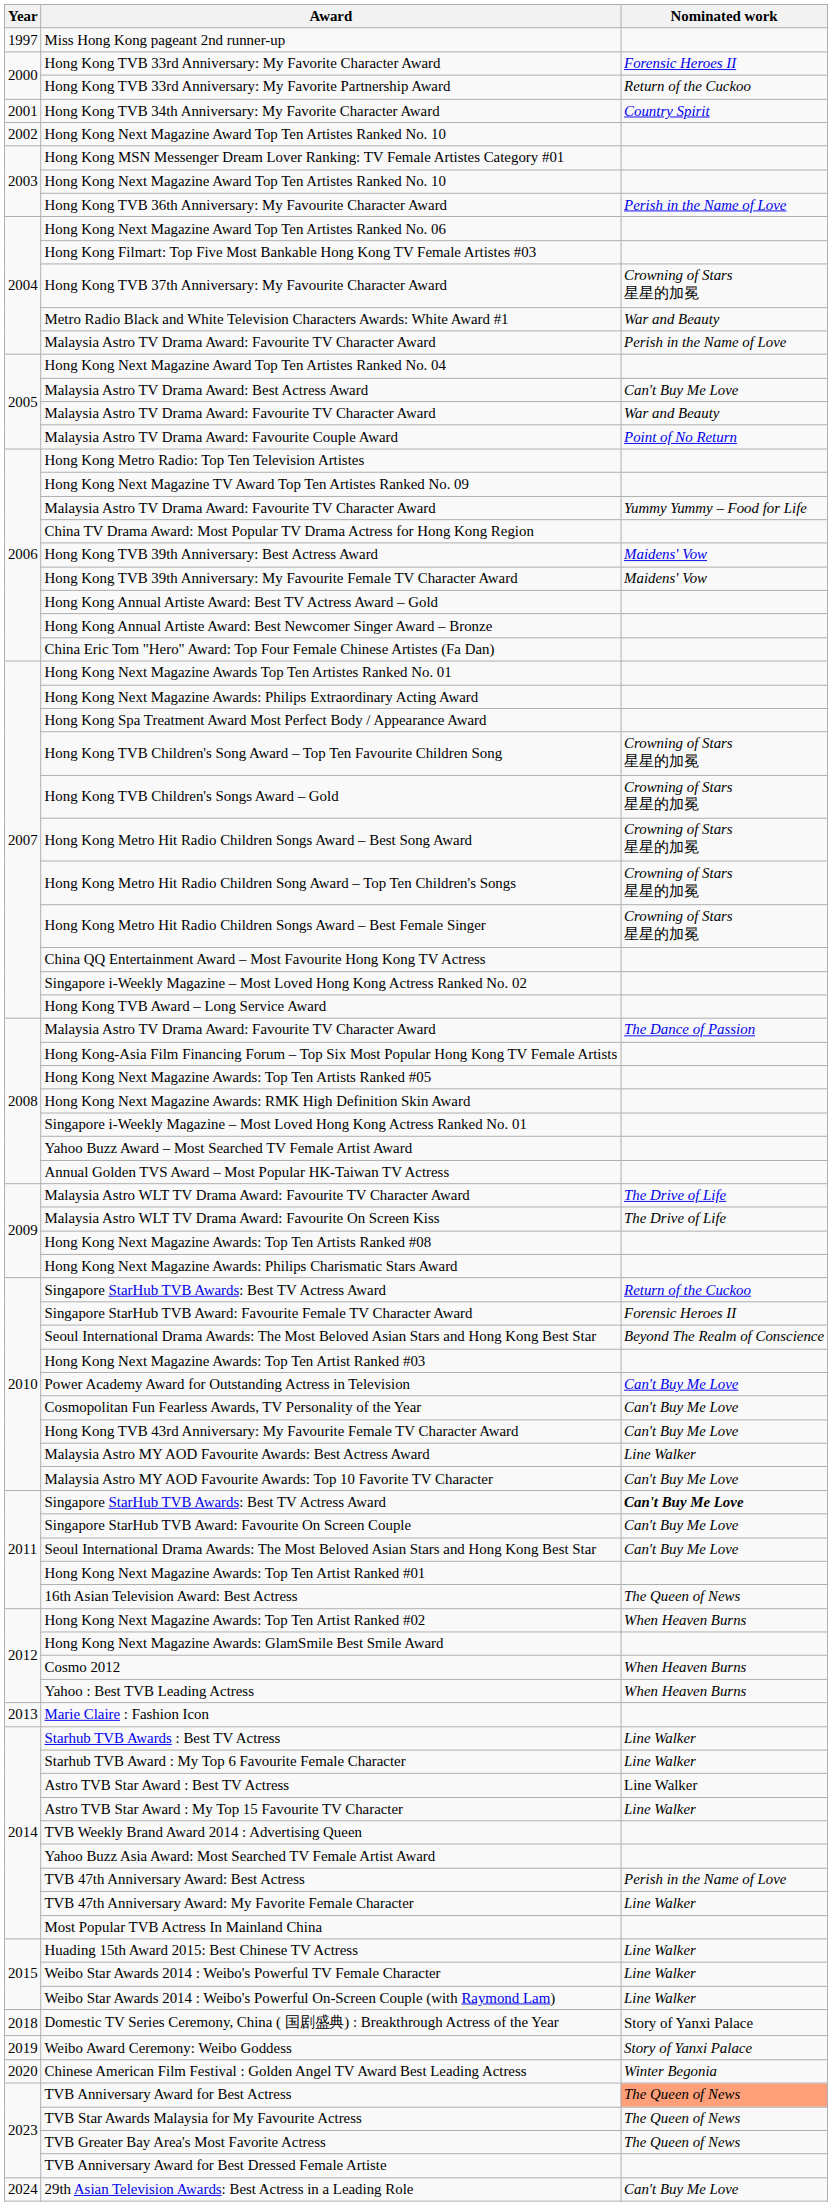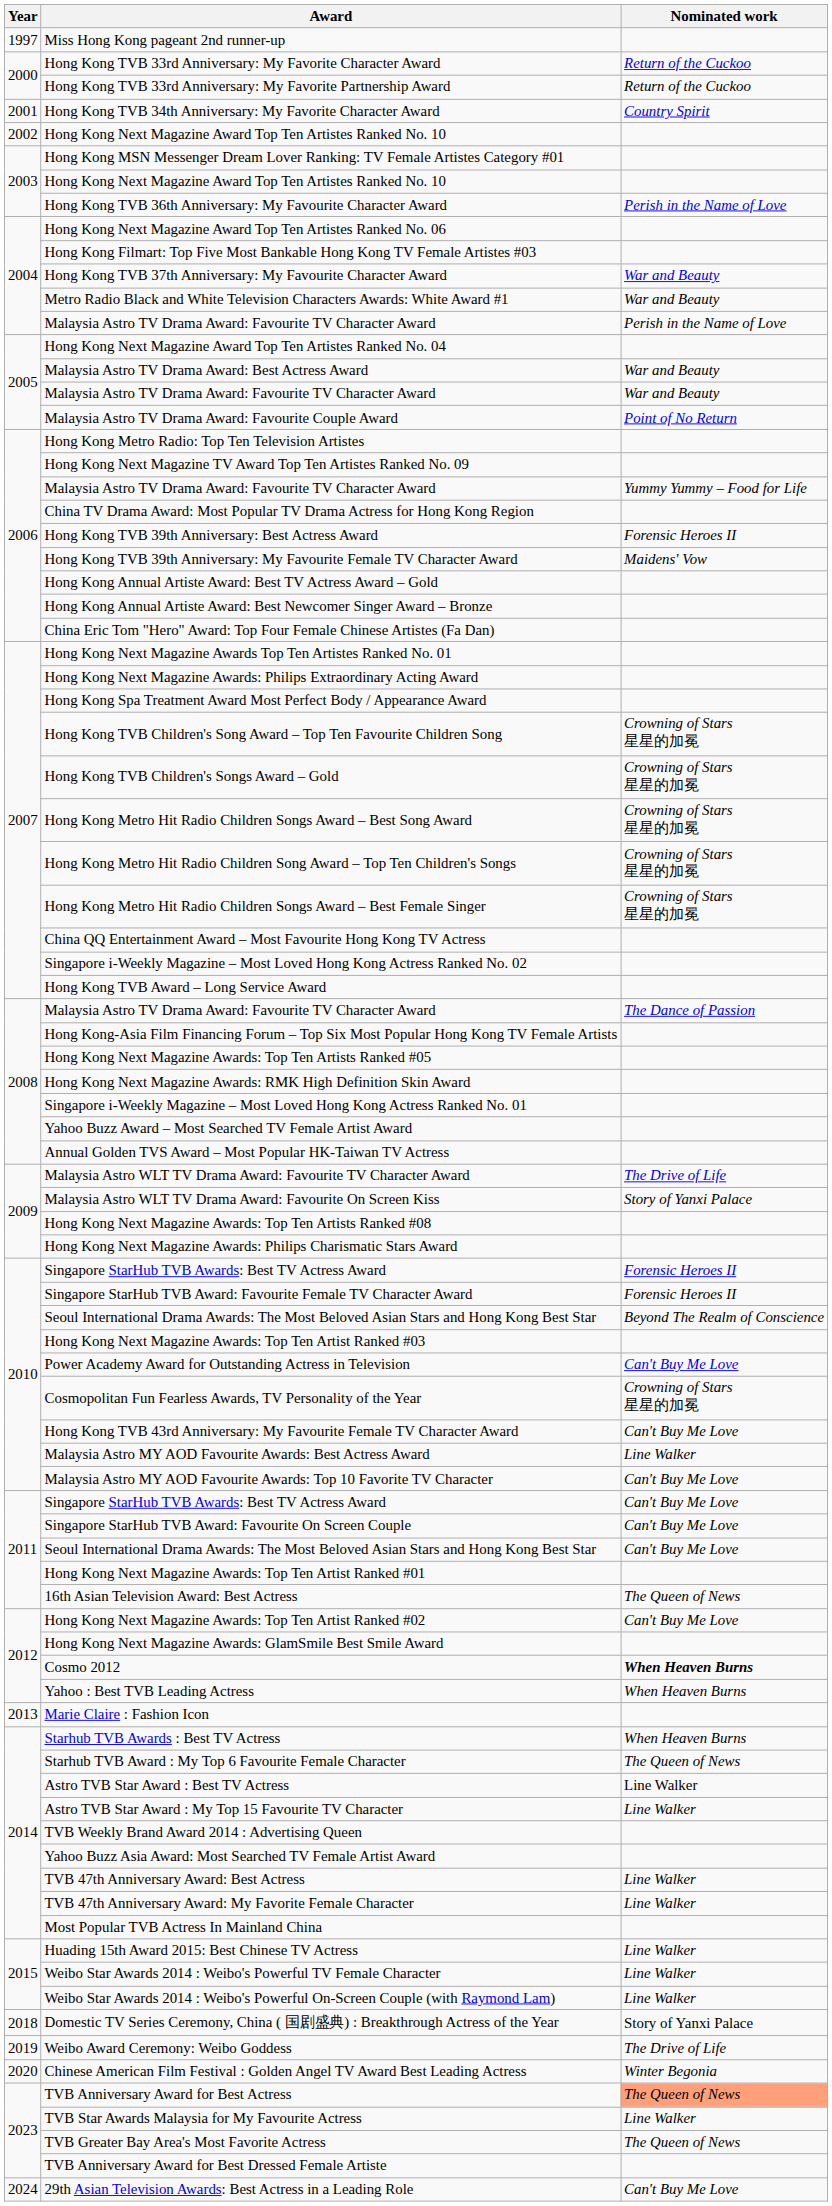(680, 63) Forensic Heroes II -> (687, 63) Return of the Cuckoo
(678, 284) Crowning of Stars 星星的加冕 -> (672, 275) War and Beauty
(681, 389) Can't Buy Me Love -> (672, 370) War and Beauty
(666, 555) Maidens' Vow -> (680, 535) Forensic Heroes II
(675, 1219) The Drive of Life -> (688, 1199) Story of Yanxi Palace
(687, 1289) Return of the Cuckoo -> (680, 1270) Forensic Heroes II
(681, 1407) Can't Buy Me Love -> (678, 1397) Crowning of Stars 星星的加冕
(684, 1502) bold -> (681, 1502) normal
(685, 1620) When Heaven Burns -> (681, 1620) Can't Buy Me Love
(685, 1667) normal -> (689, 1667) bold
(660, 1738) Line Walker -> (685, 1738) When Heaven Burns
(660, 1761) Line Walker -> (682, 1761) The Queen of News
(705, 1879) Perish in the Name of Love -> (660, 1879) Line Walker
(688, 2047) Story of Yanxi Palace -> (675, 2047) The Drive of Life
(682, 2118) The Queen of News -> (660, 2118) Line Walker
